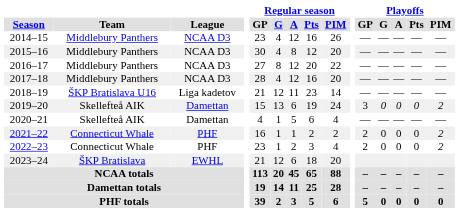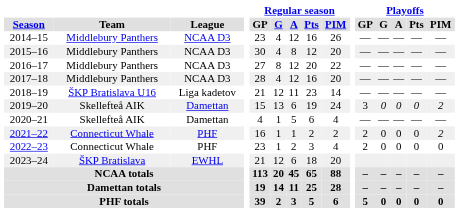(441, 146) 2 -> (441, 146) 0
